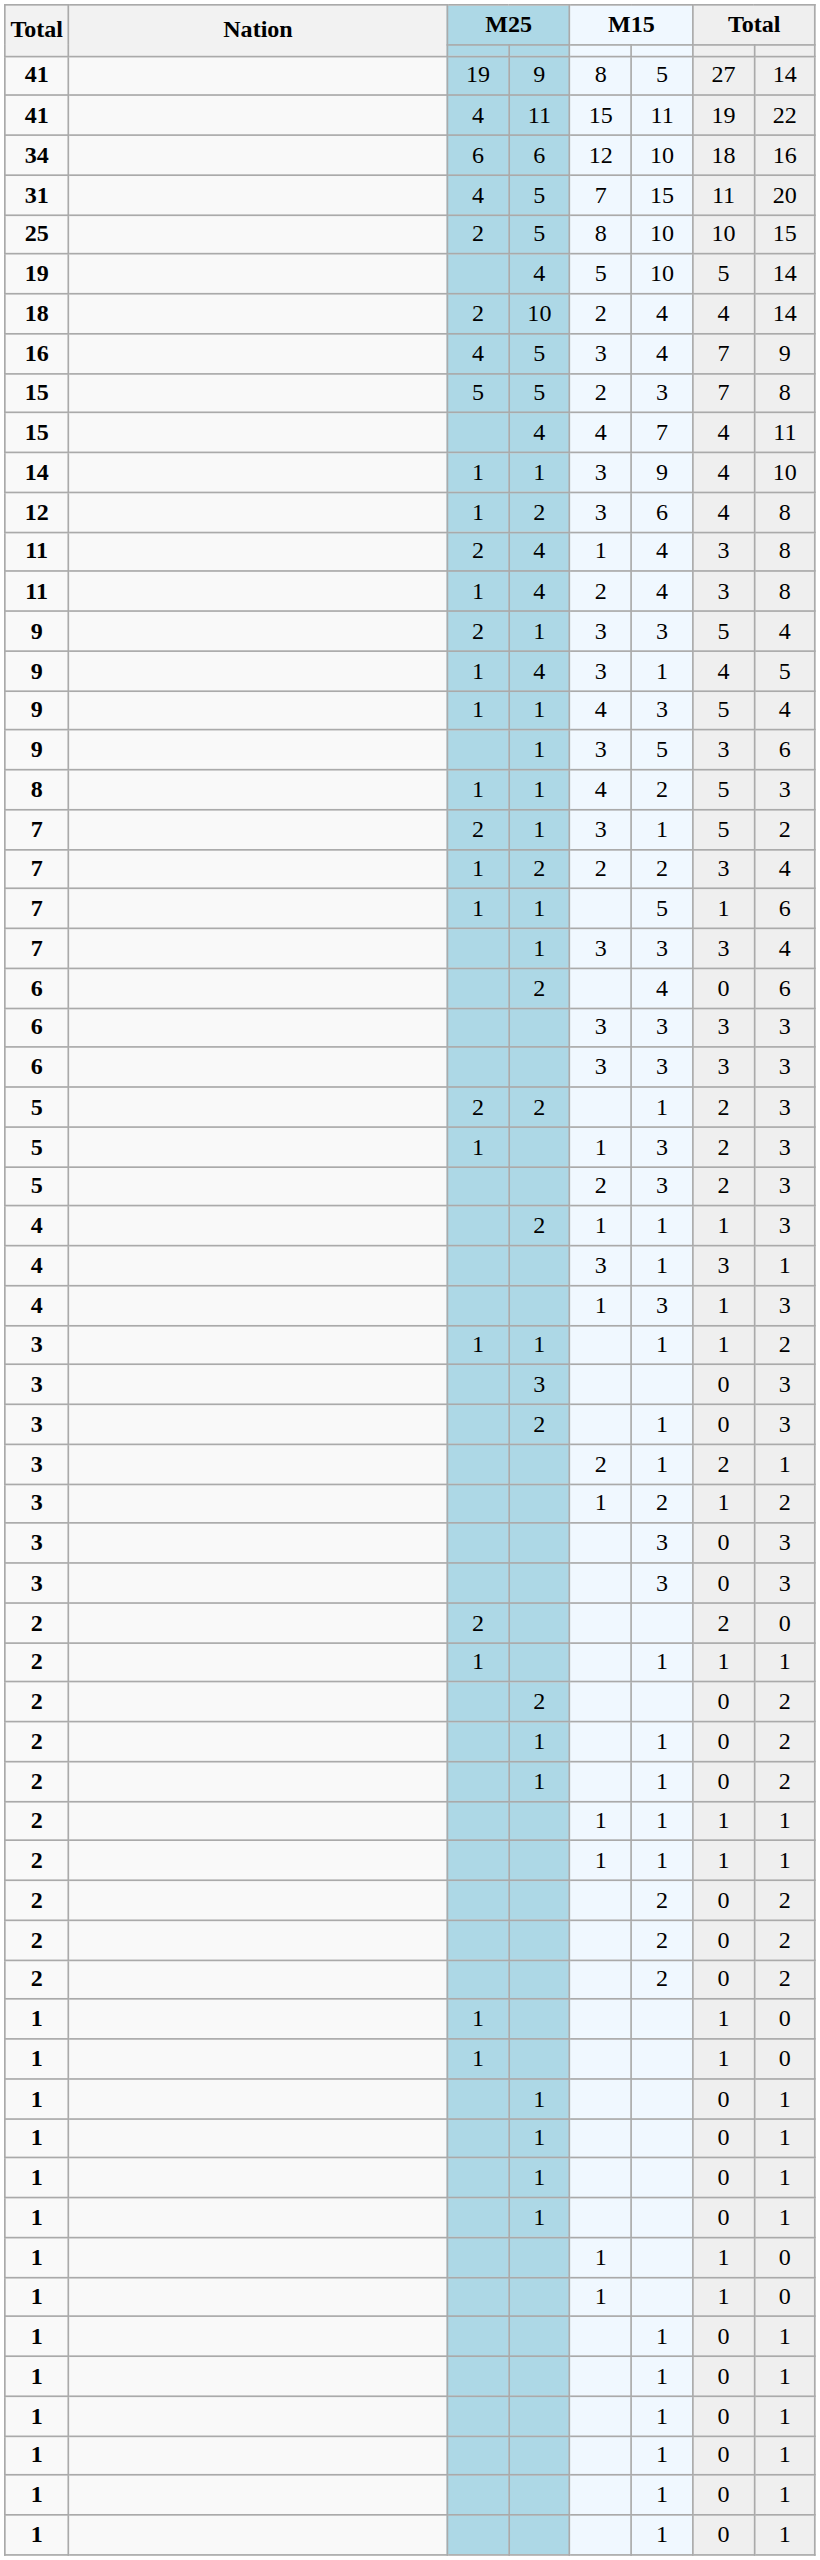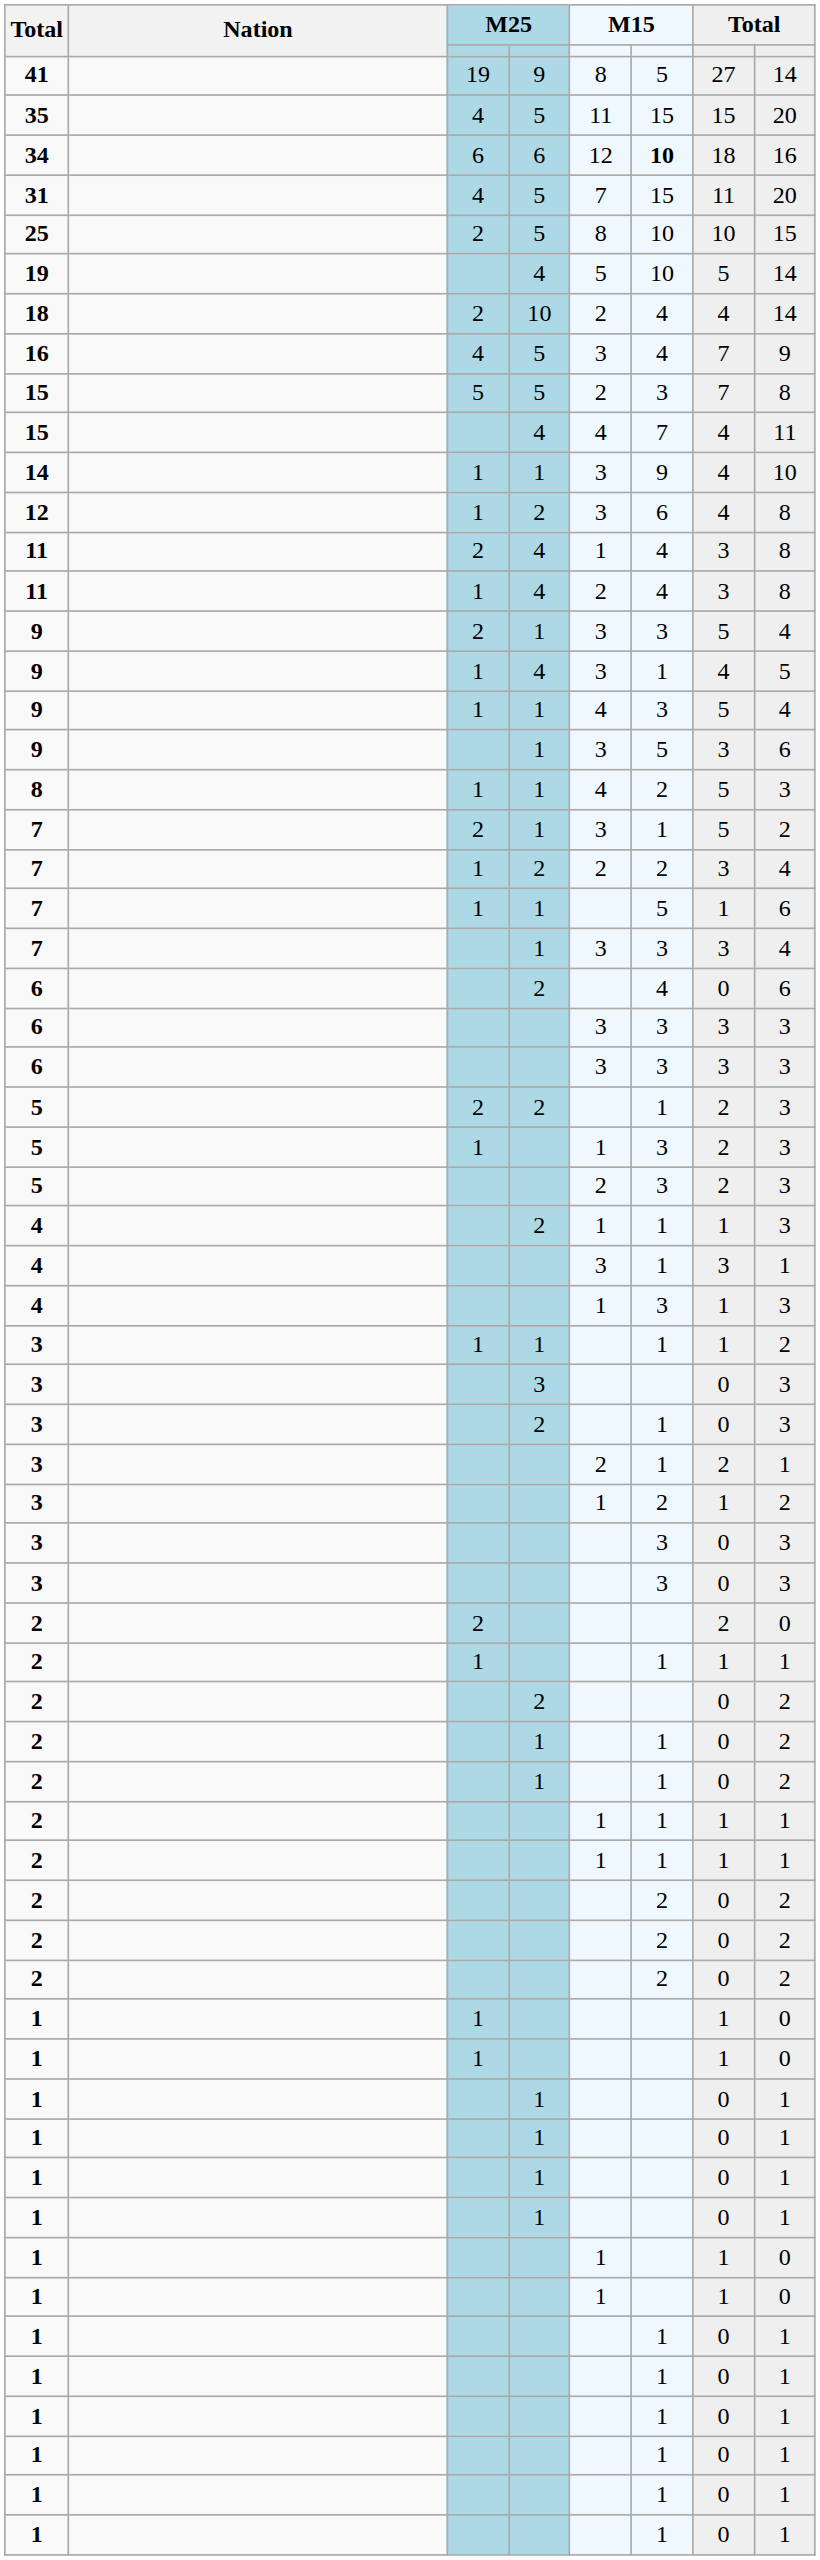- row: (37, 115)
+ row: (37, 115)
(662, 154) normal -> (662, 154) bold
